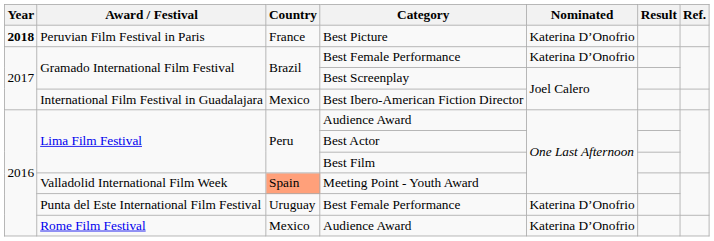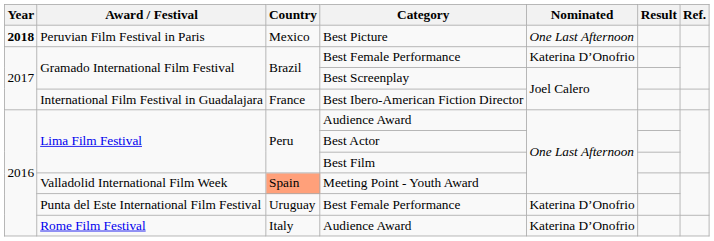(287, 36) France -> (289, 36) Mexico
(582, 36) Katerina D’Onofrio -> (582, 36) One Last Afternoon
(289, 99) Mexico -> (287, 99) France
(289, 225) Mexico -> (281, 225) Italy
